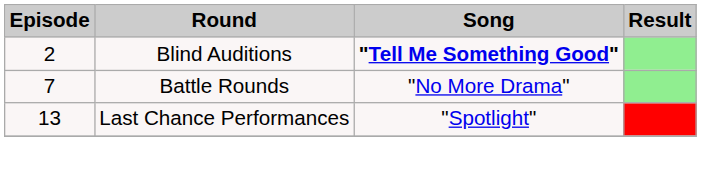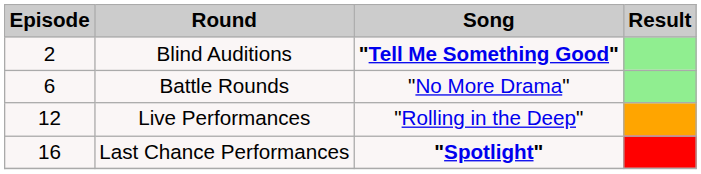(50, 86) 7 -> (50, 86) 6
+ row: (224, 119)
(50, 119) 13 -> (50, 151) 16
(489, 119) normal -> (489, 151) bold
